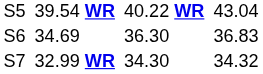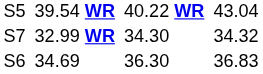rows swapped: (57, 36) <-> (75, 61)
